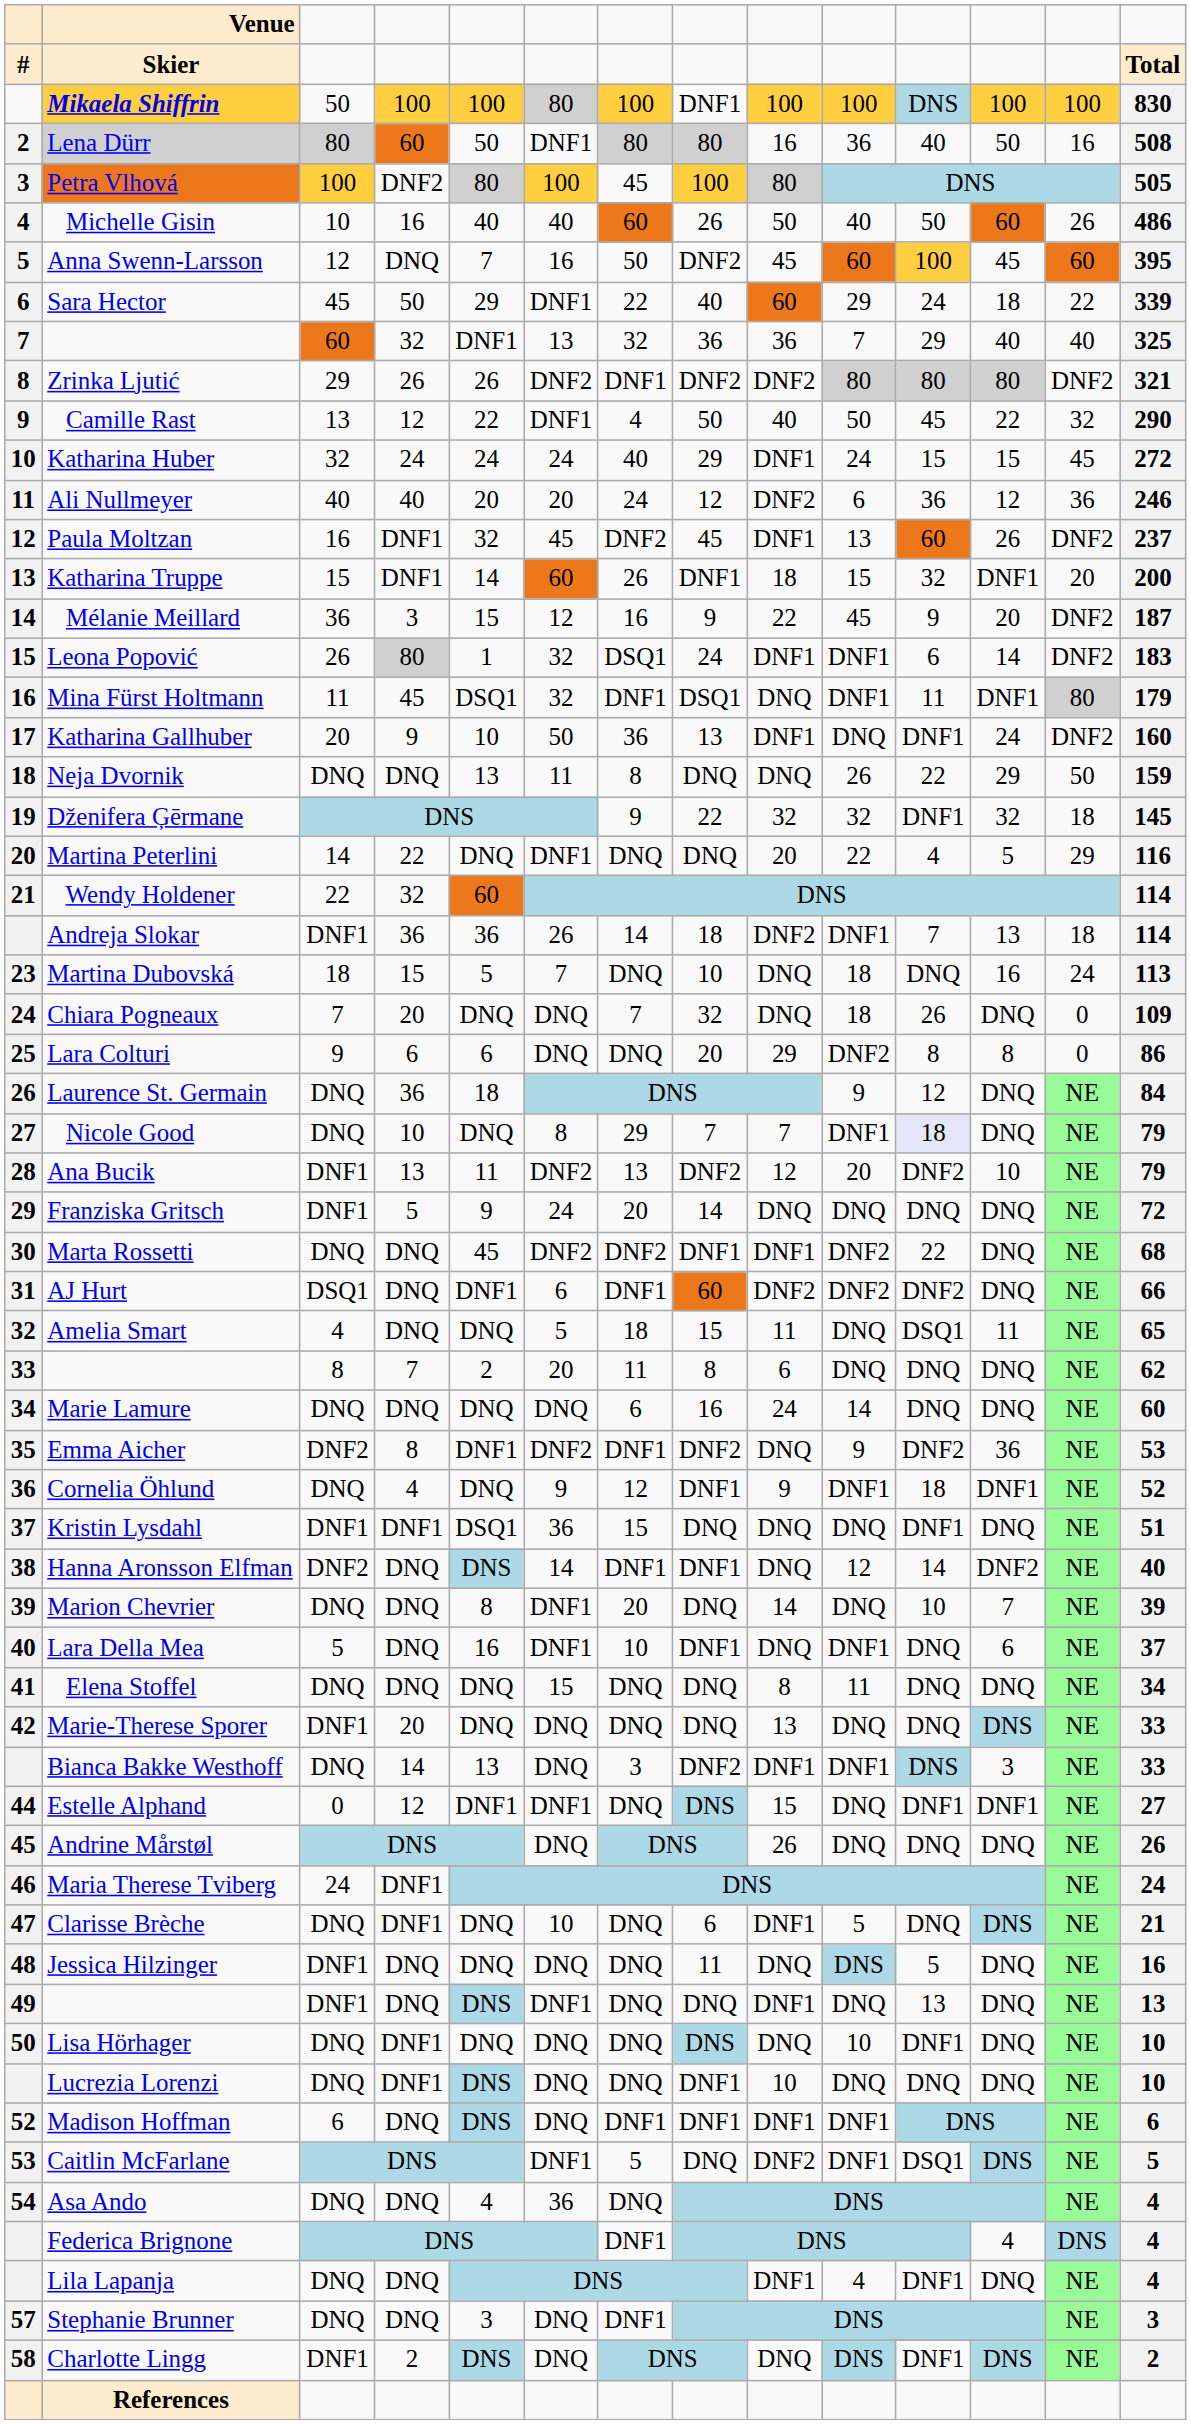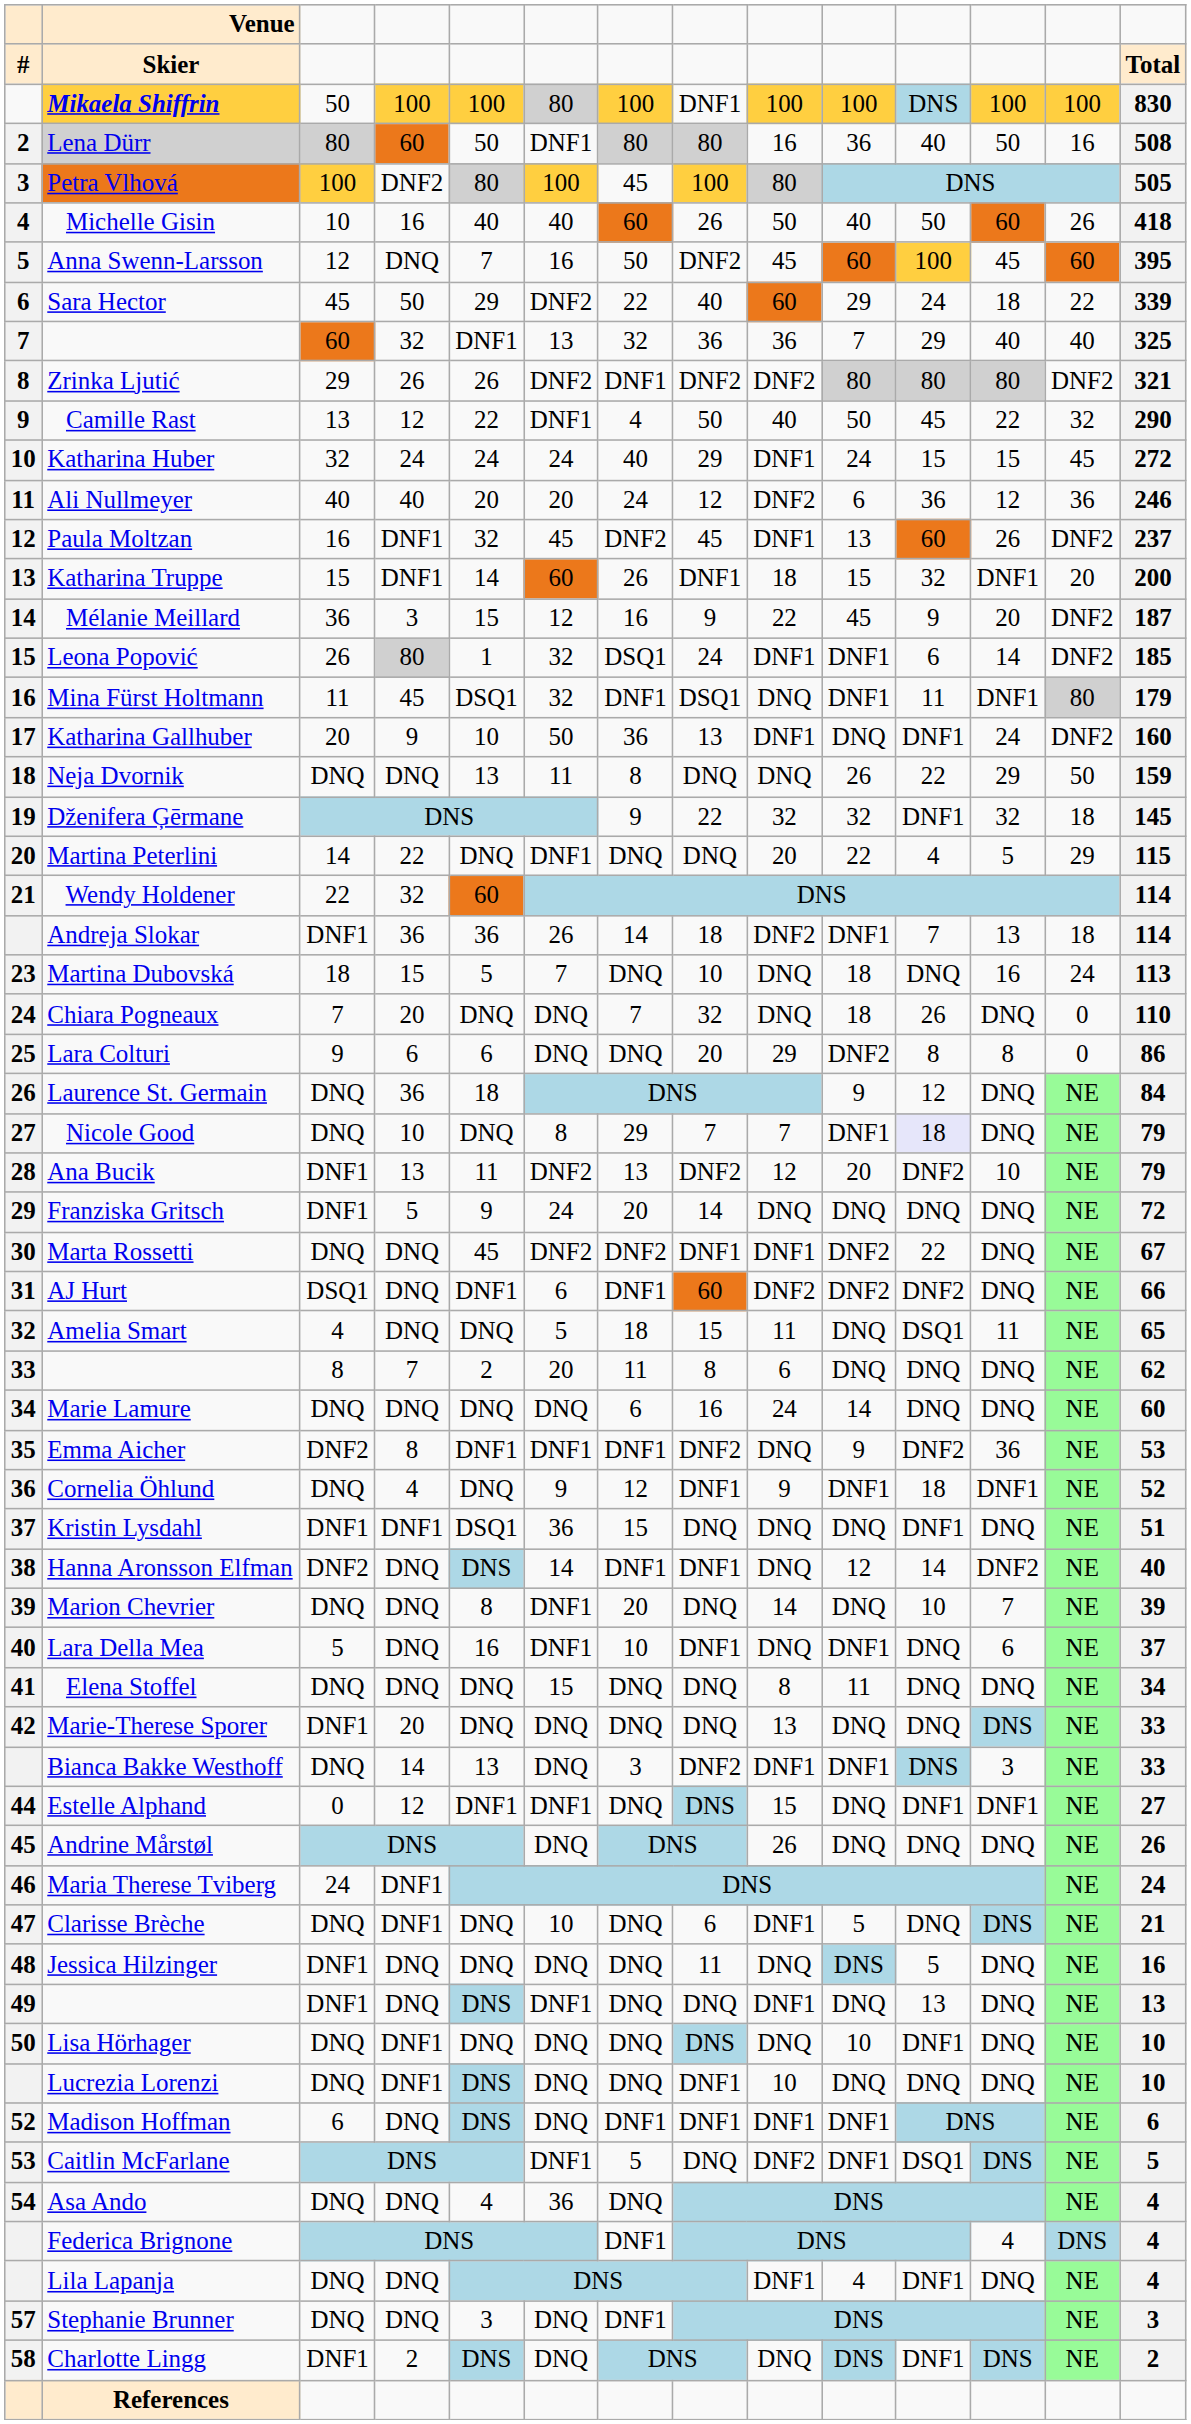(1153, 222) 486 -> (1153, 222) 418
(561, 301) DNF1 -> (561, 301) DNF2
(1153, 657) 183 -> (1153, 657) 185
(1153, 855) 116 -> (1153, 855) 115
(1153, 1013) 109 -> (1153, 1013) 110
(1153, 1251) 68 -> (1153, 1251) 67
(561, 1449) DNF2 -> (561, 1449) DNF1
